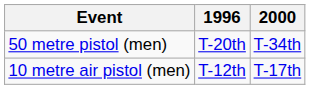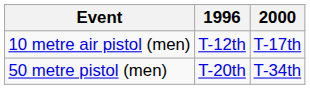rows swapped: (99, 71) <-> (88, 44)
